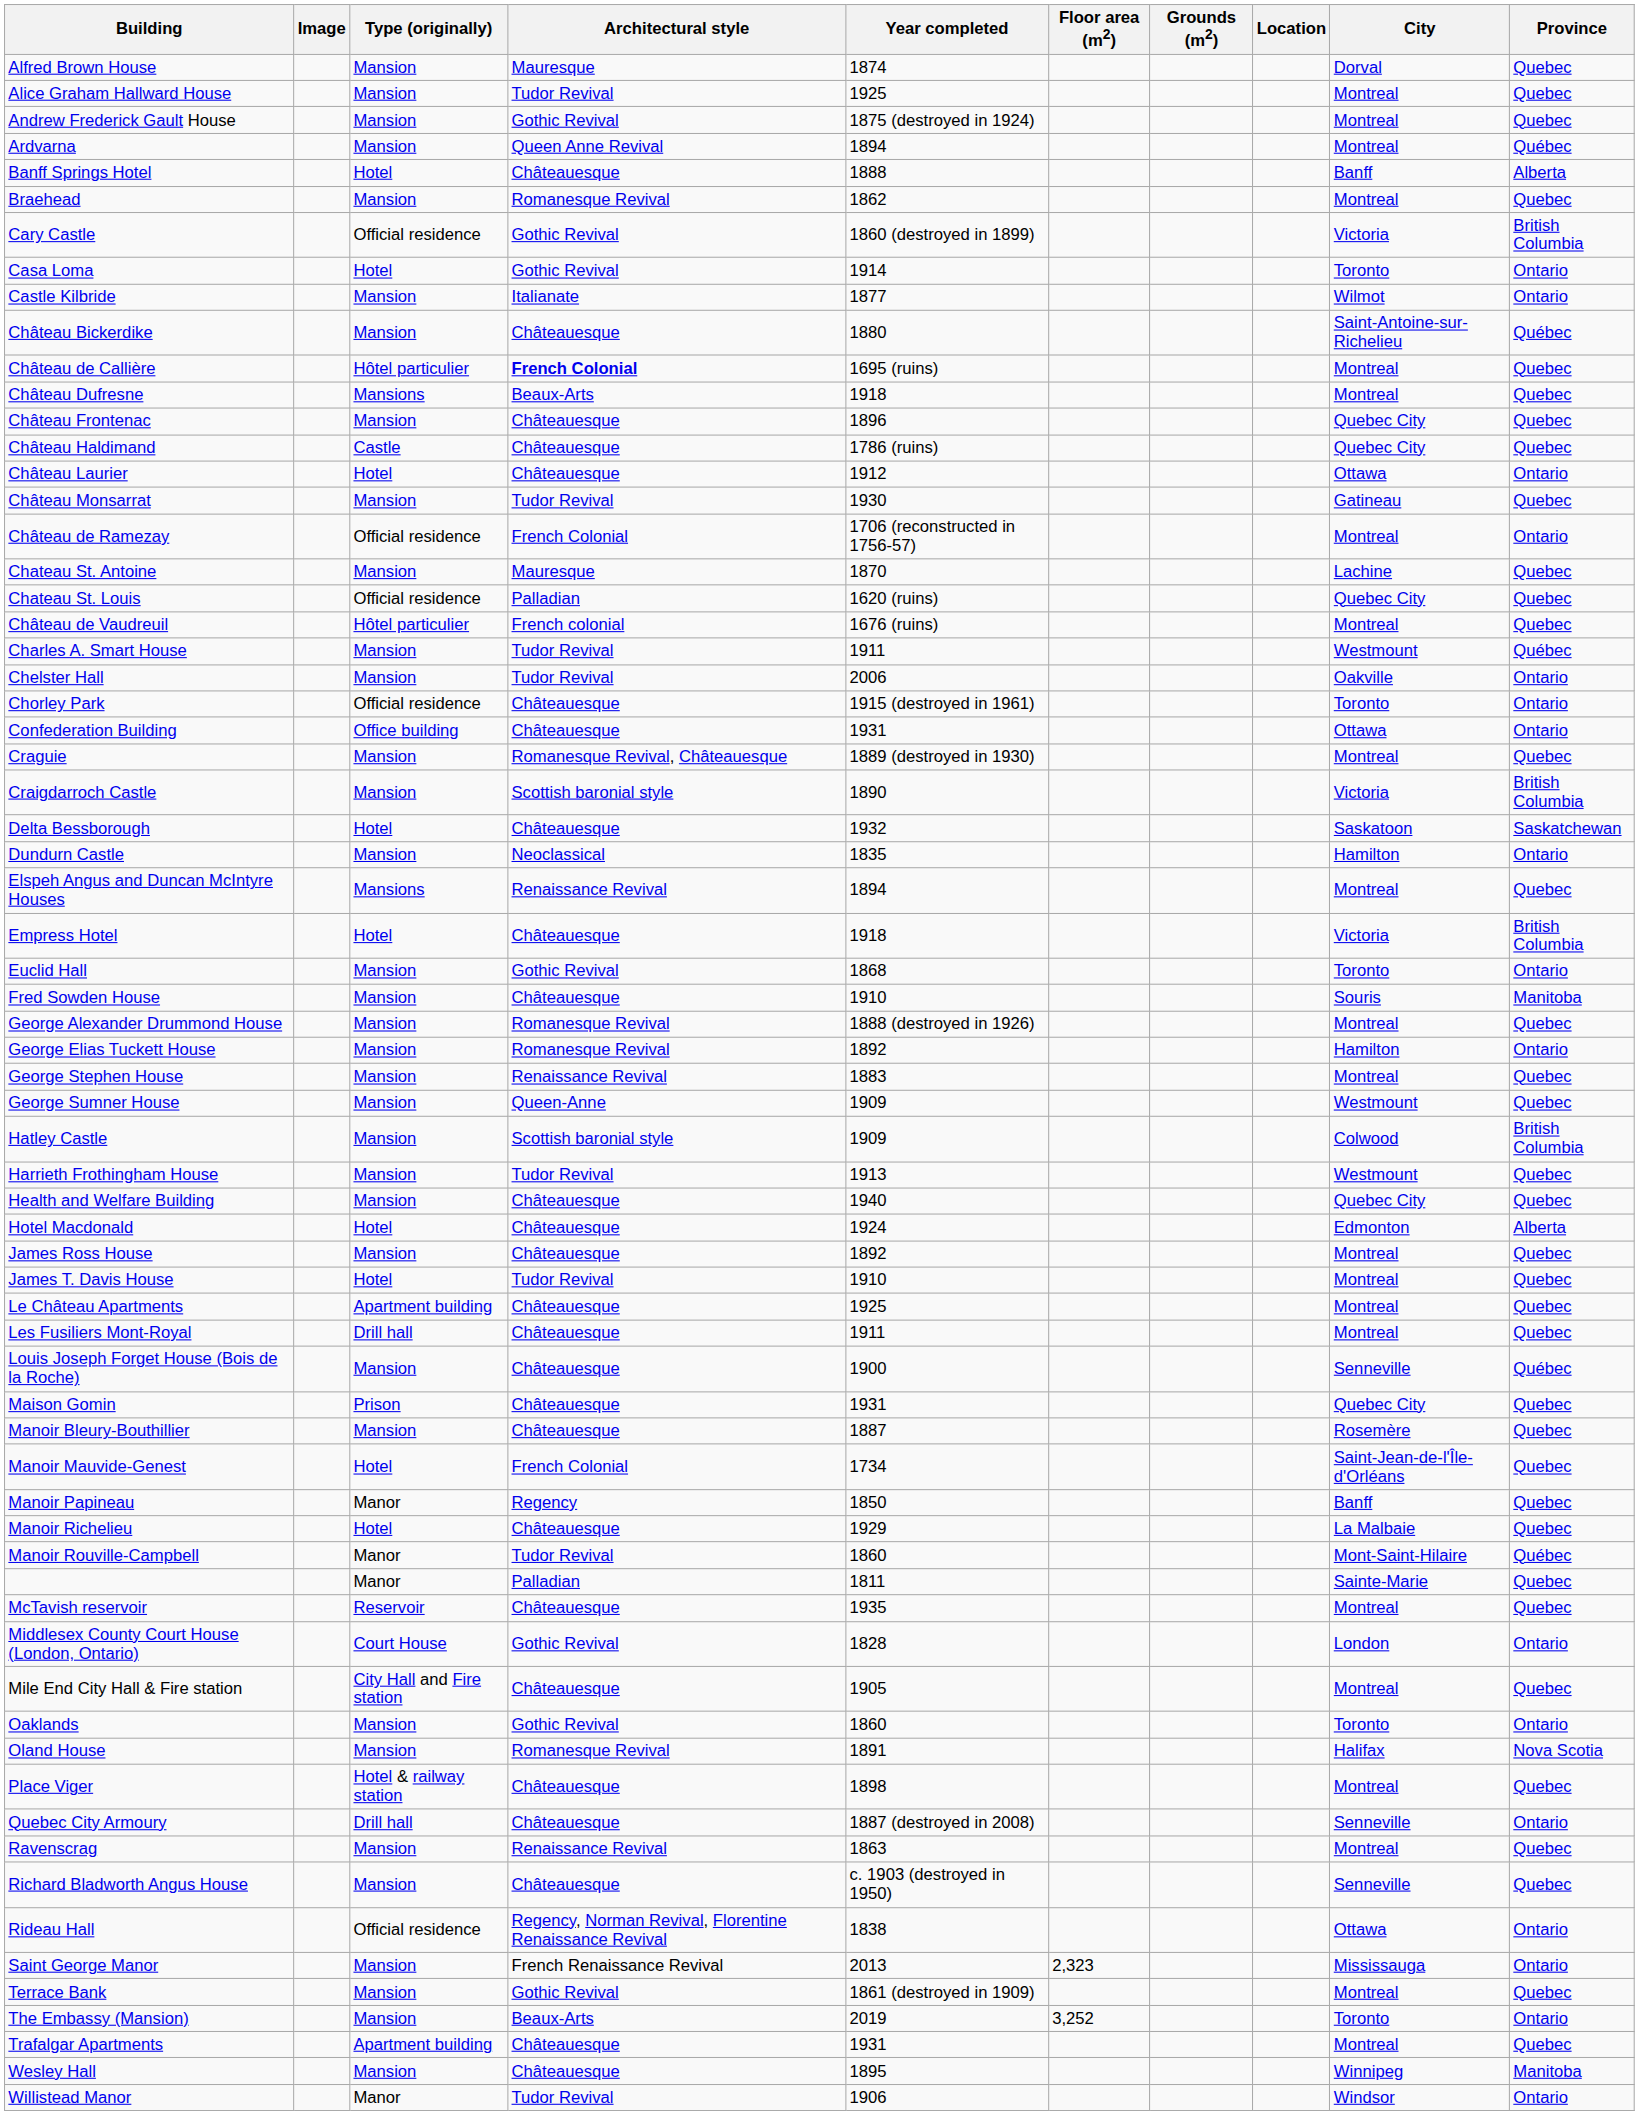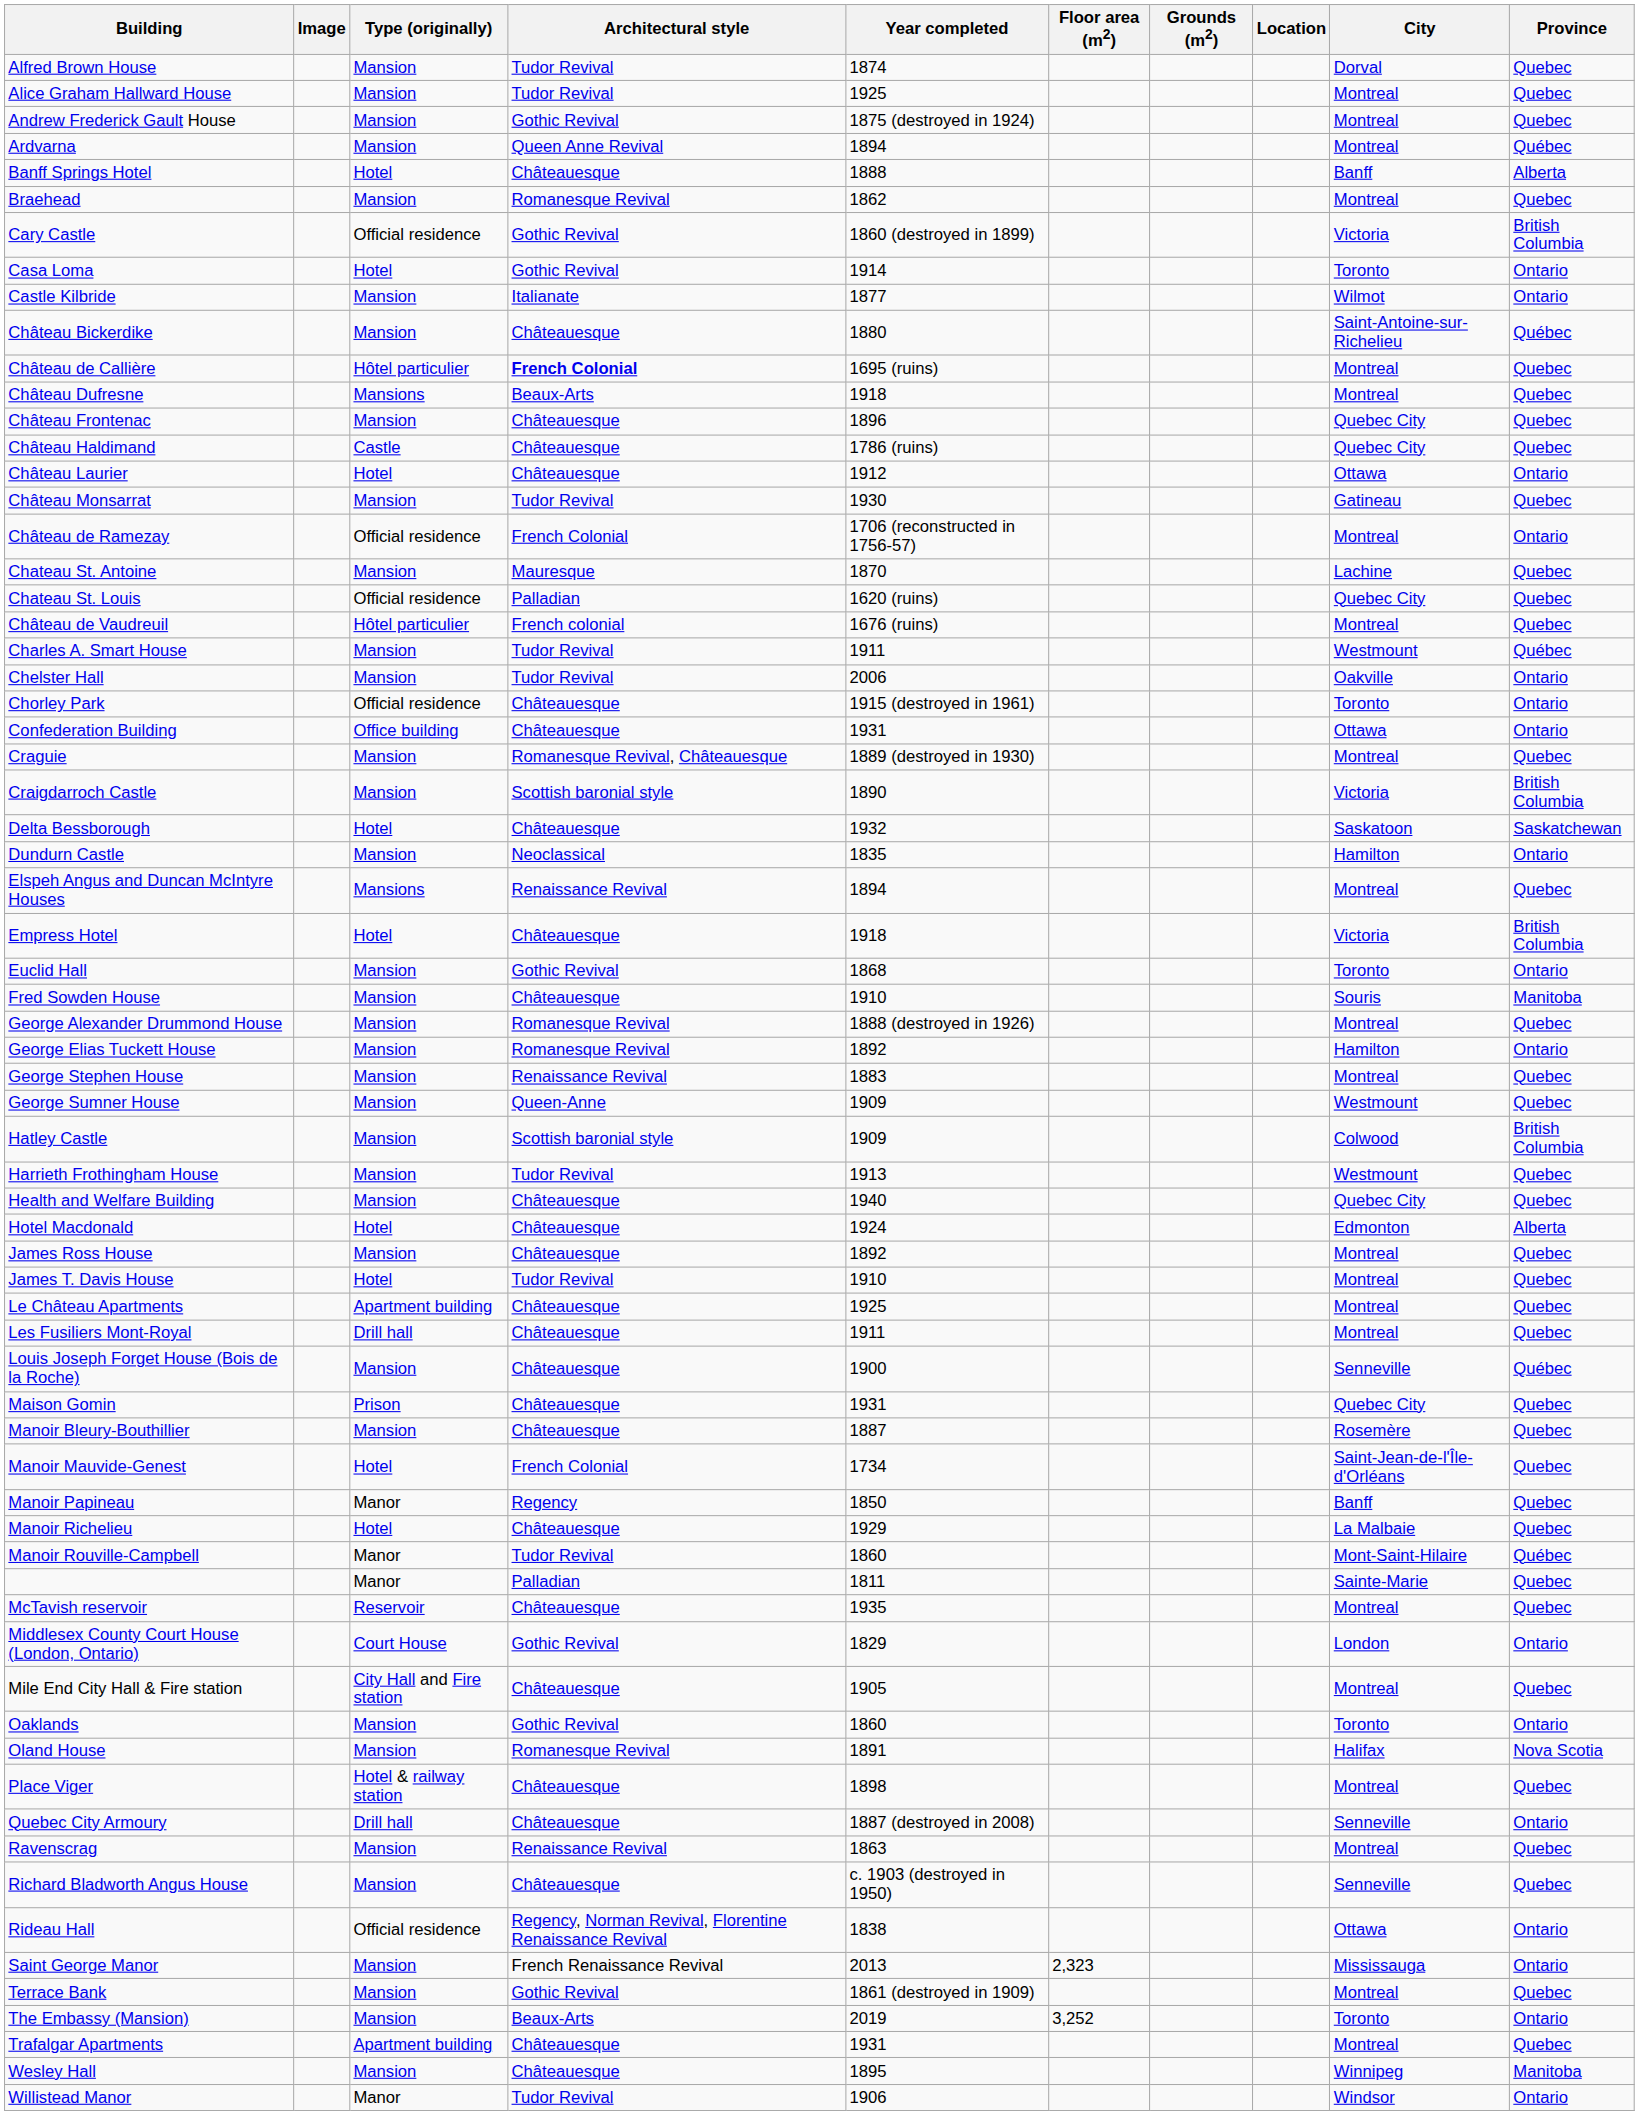(553, 67) Mauresque -> (563, 67) Tudor Revival
(868, 1643) 1828 -> (868, 1643) 1829
